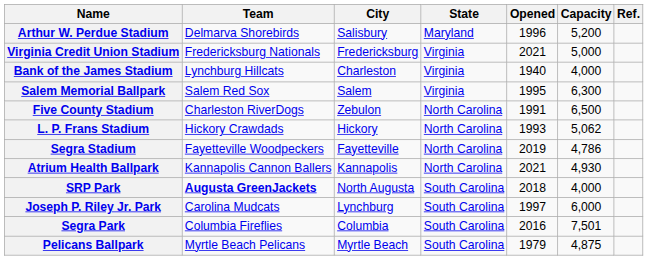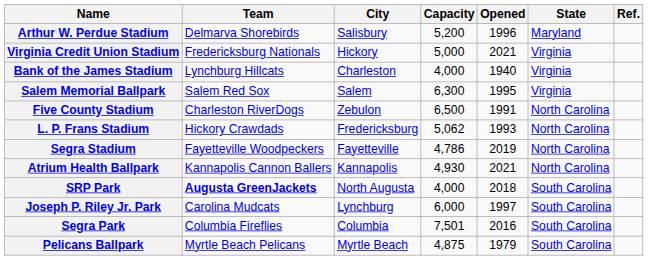columns swapped: (464, 14) <-> (586, 14)
(378, 52) Fredericksburg -> (357, 52) Hickory
(357, 129) Hickory -> (378, 129) Fredericksburg
